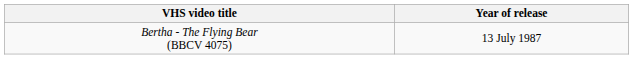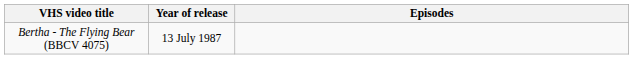+ column: (432, 13)
